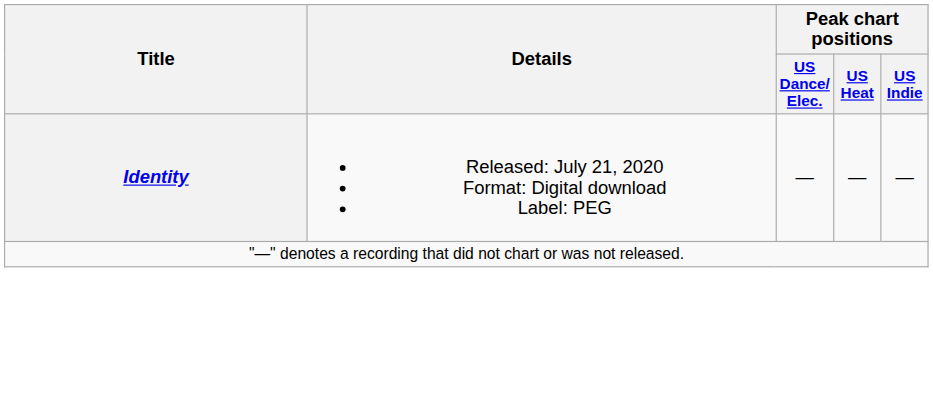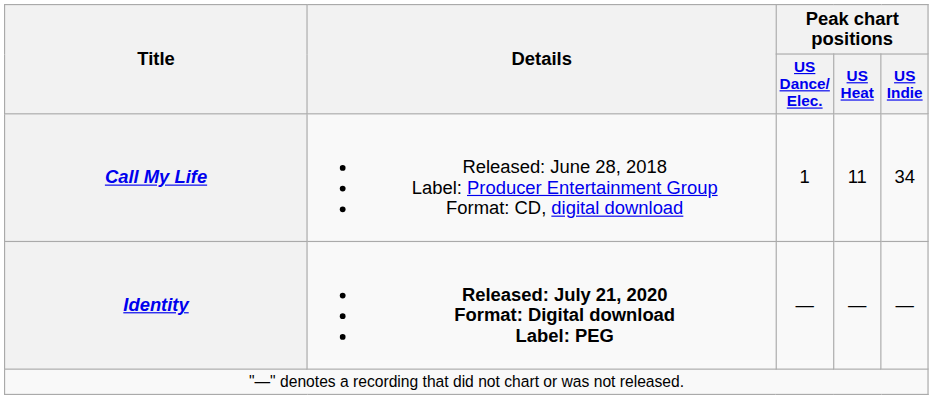+ row: (156, 177)
(542, 188) normal -> (542, 316) bold
